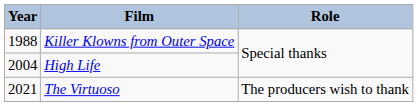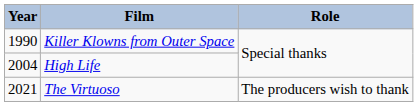(23, 41) 1988 -> (23, 41) 1990
